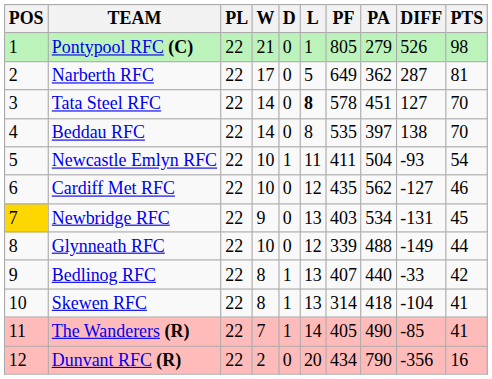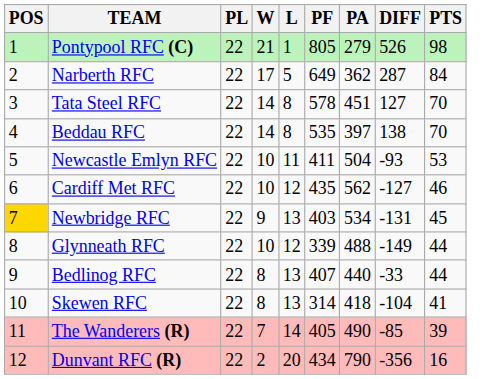- column: (289, 18)
(459, 75) 81 -> (438, 75) 84
(308, 103) bold -> (287, 103) normal
(459, 160) 54 -> (438, 160) 53
(459, 274) 42 -> (438, 274) 44
(459, 331) 41 -> (438, 331) 39
